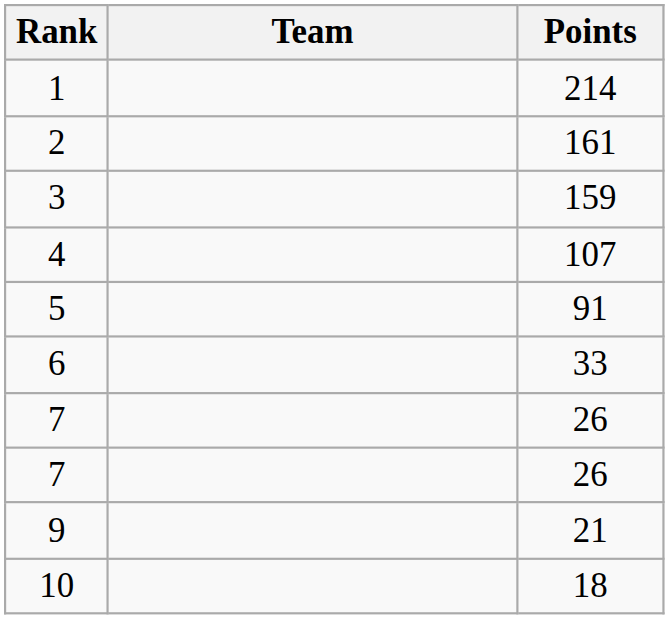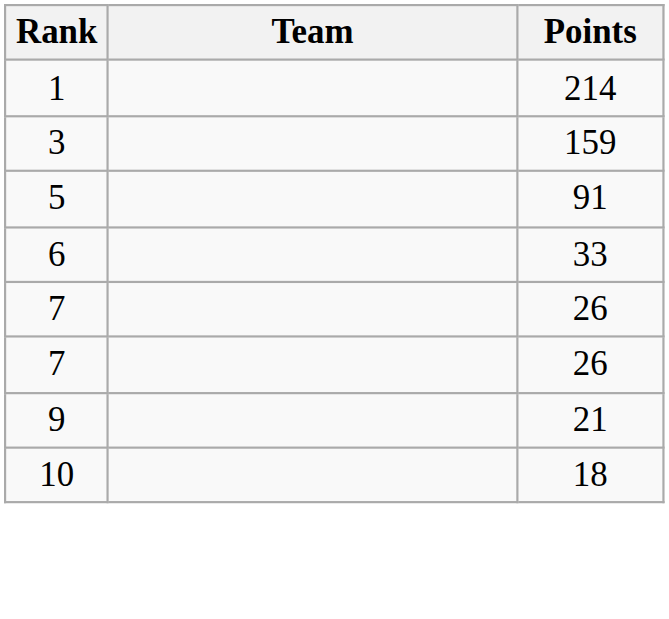- row: (57, 142)
- row: (57, 253)
